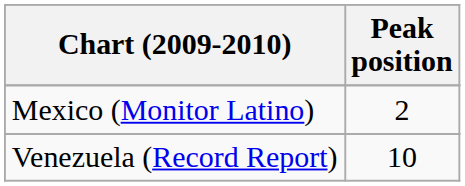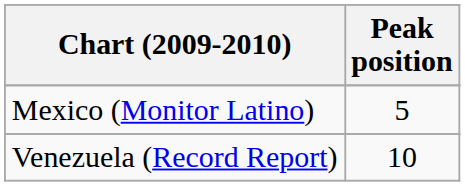(402, 109) 2 -> (402, 109) 5
